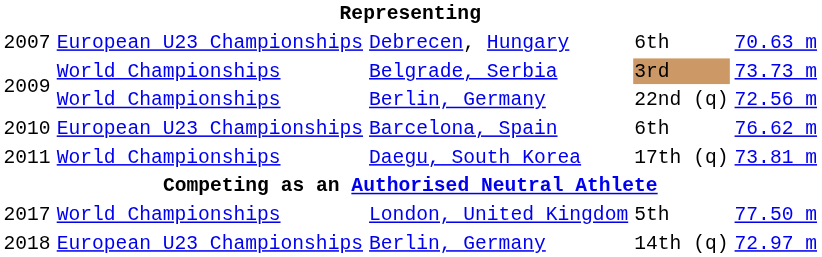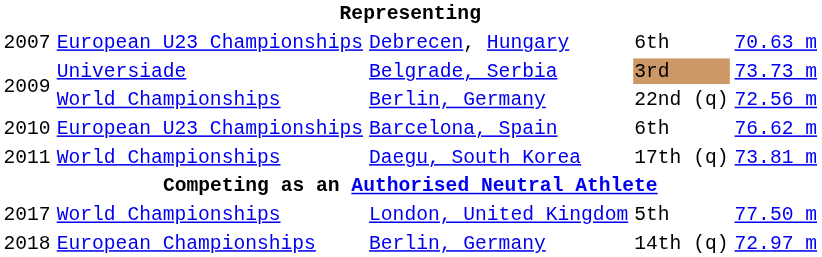(169, 71) World Championships -> (122, 71) Universiade
(210, 243) European U23 Championships -> (186, 243) European Championships
